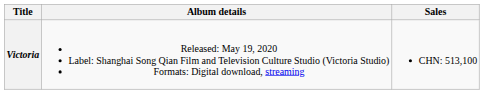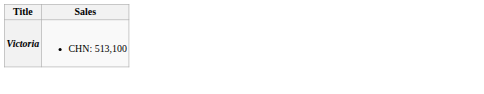- column: (217, 12)
